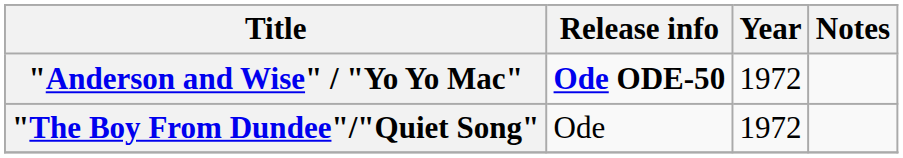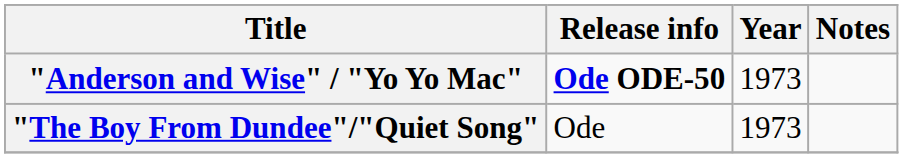(771, 78) 1972 -> (771, 78) 1973
(771, 127) 1972 -> (771, 127) 1973
